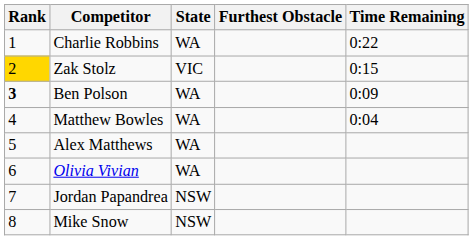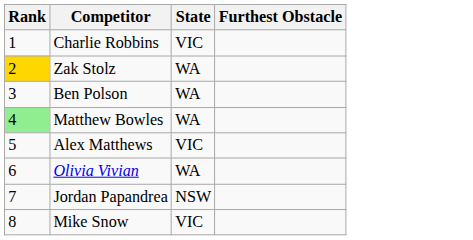- column: (407, 17)
(188, 42) WA -> (189, 42) VIC
(189, 68) VIC -> (188, 68) WA
(12, 94) bold -> (12, 94) normal
(12, 119) no background -> (12, 119) lightgreen background
(188, 145) WA -> (189, 145) VIC
(193, 222) NSW -> (189, 222) VIC
